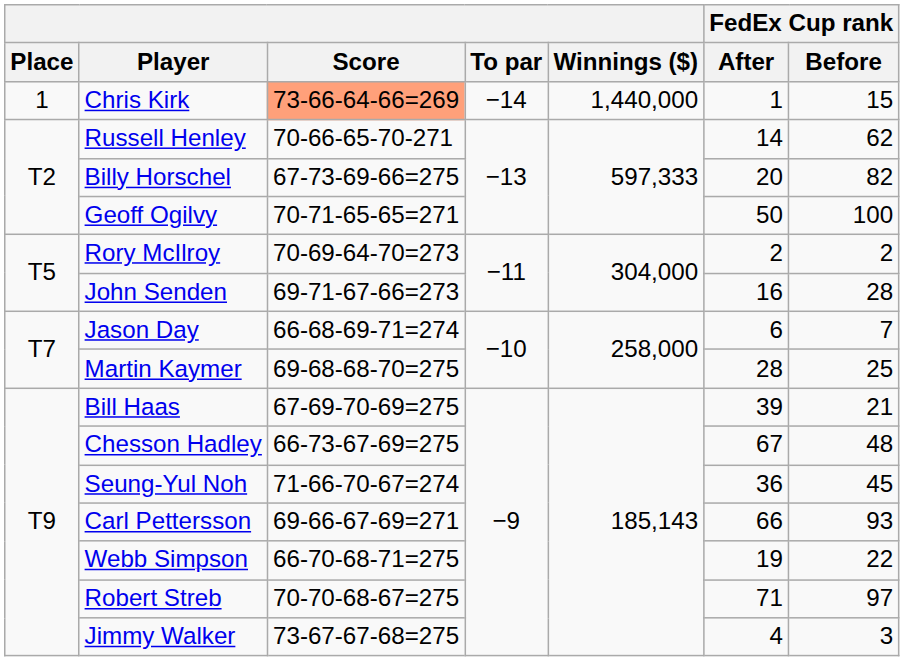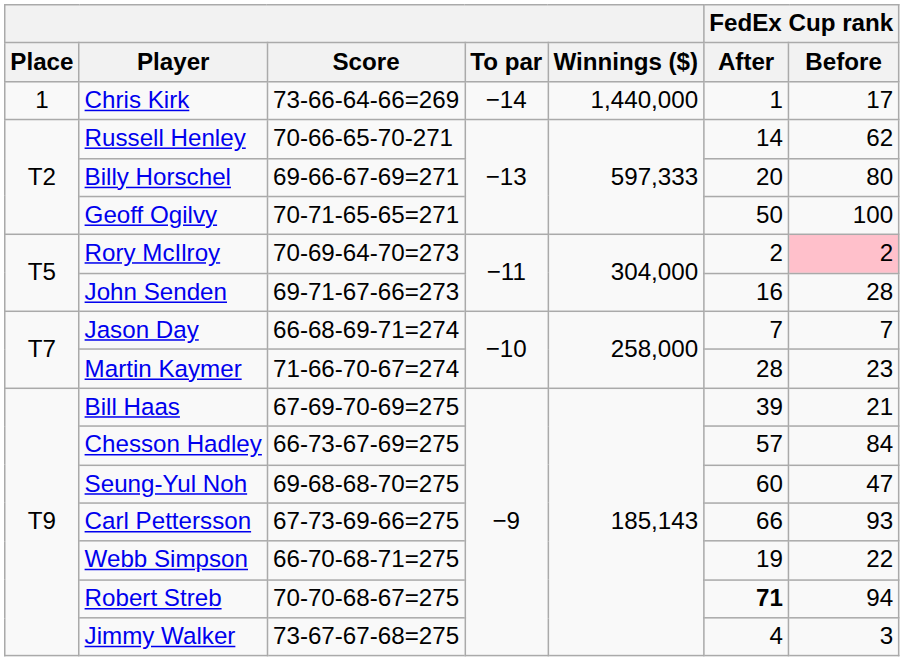(366, 100) lightsalmon background -> (366, 100) no background
(880, 100) 15 -> (880, 100) 17
(366, 176) 67-73-69-66=275 -> (366, 176) 69-66-67-69=271
(880, 176) 82 -> (880, 176) 80
(886, 253) no background -> (886, 253) pink background
(776, 330) 6 -> (776, 330) 7
(366, 368) 69-68-68-70=275 -> (366, 368) 71-66-70-67=274
(880, 368) 25 -> (880, 368) 23
(770, 445) 67 -> (770, 445) 57
(880, 445) 48 -> (880, 445) 84
(366, 483) 71-66-70-67=274 -> (366, 483) 69-68-68-70=275
(770, 483) 36 -> (770, 483) 60
(880, 483) 45 -> (880, 483) 47
(366, 521) 69-66-67-69=271 -> (366, 521) 67-73-69-66=275
(770, 598) normal -> (770, 598) bold
(880, 598) 97 -> (880, 598) 94
